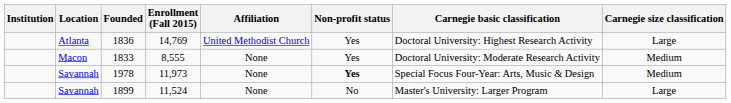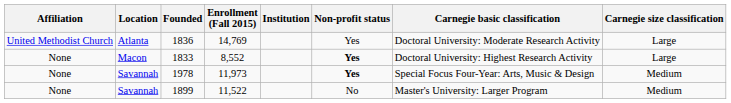columns swapped: (30, 18) <-> (256, 18)
(494, 40) Doctoral University: Highest Research Activity -> (497, 40) Doctoral University: Moderate Research Activity
(173, 57) 8,555 -> (232, 57) 8,552
(352, 57) normal -> (352, 57) bold
(497, 57) Doctoral University: Moderate Research Activity -> (494, 57) Doctoral University: Highest Research Activity
(664, 57) Medium -> (664, 57) Large
(173, 90) 11,524 -> (232, 90) 11,522
(664, 90) Large -> (664, 90) Medium
